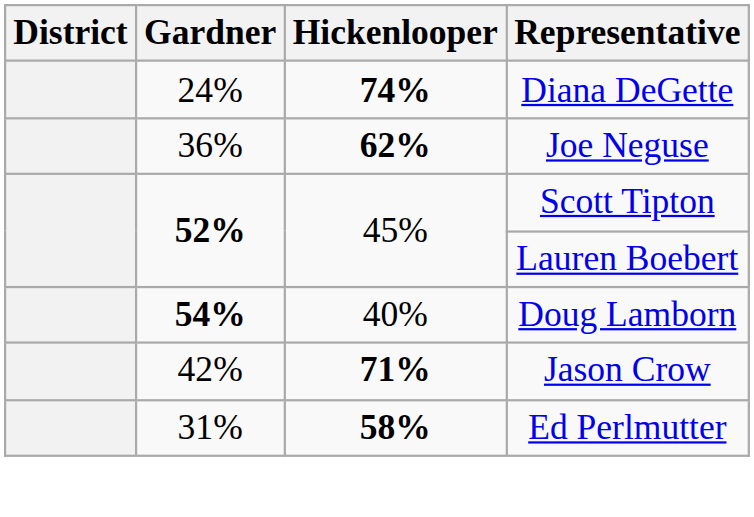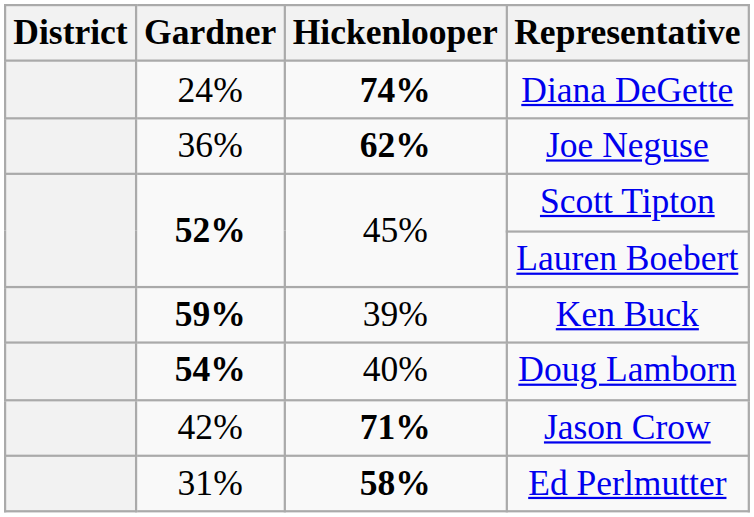+ row: (627, 314)
